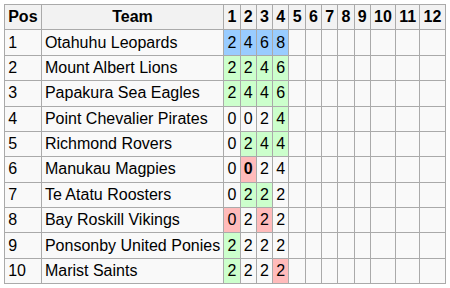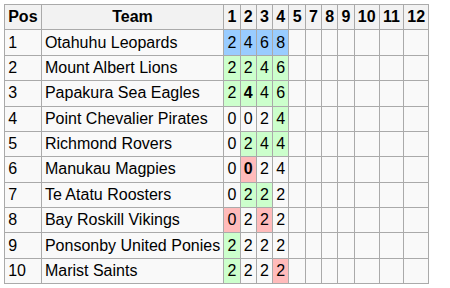- column: (313, 17)
(248, 93) normal -> (248, 93) bold
